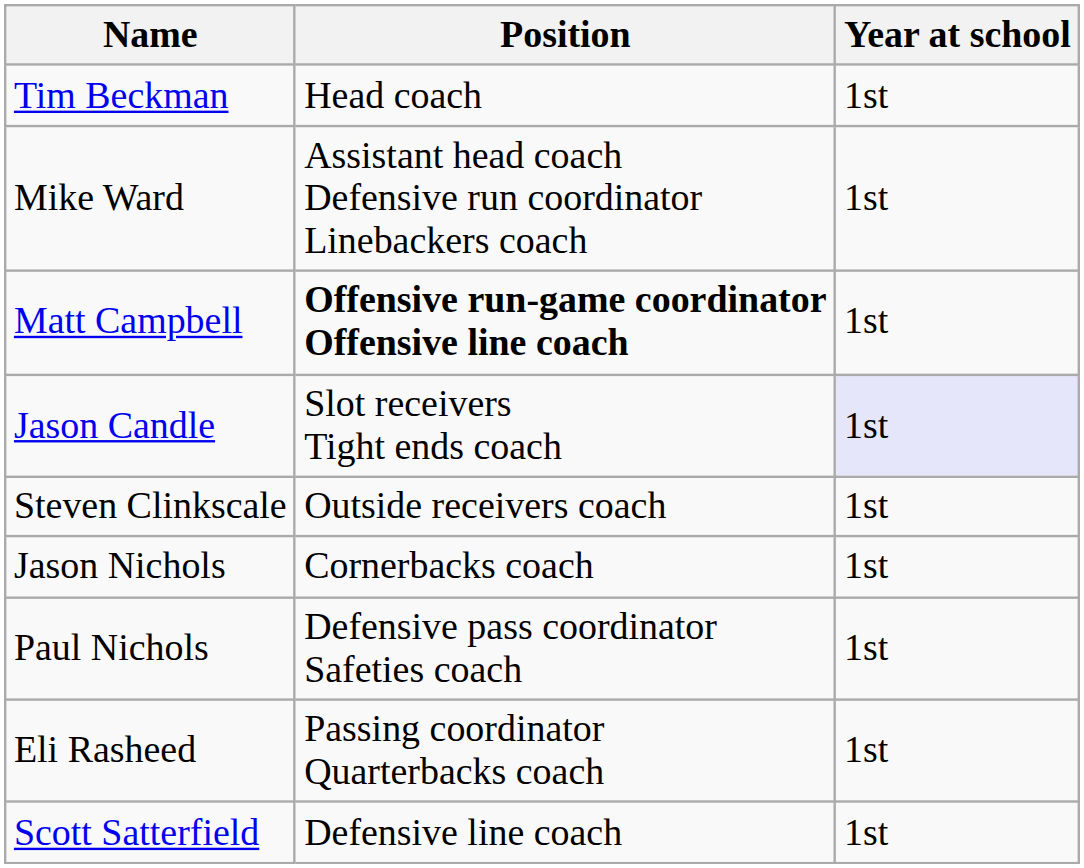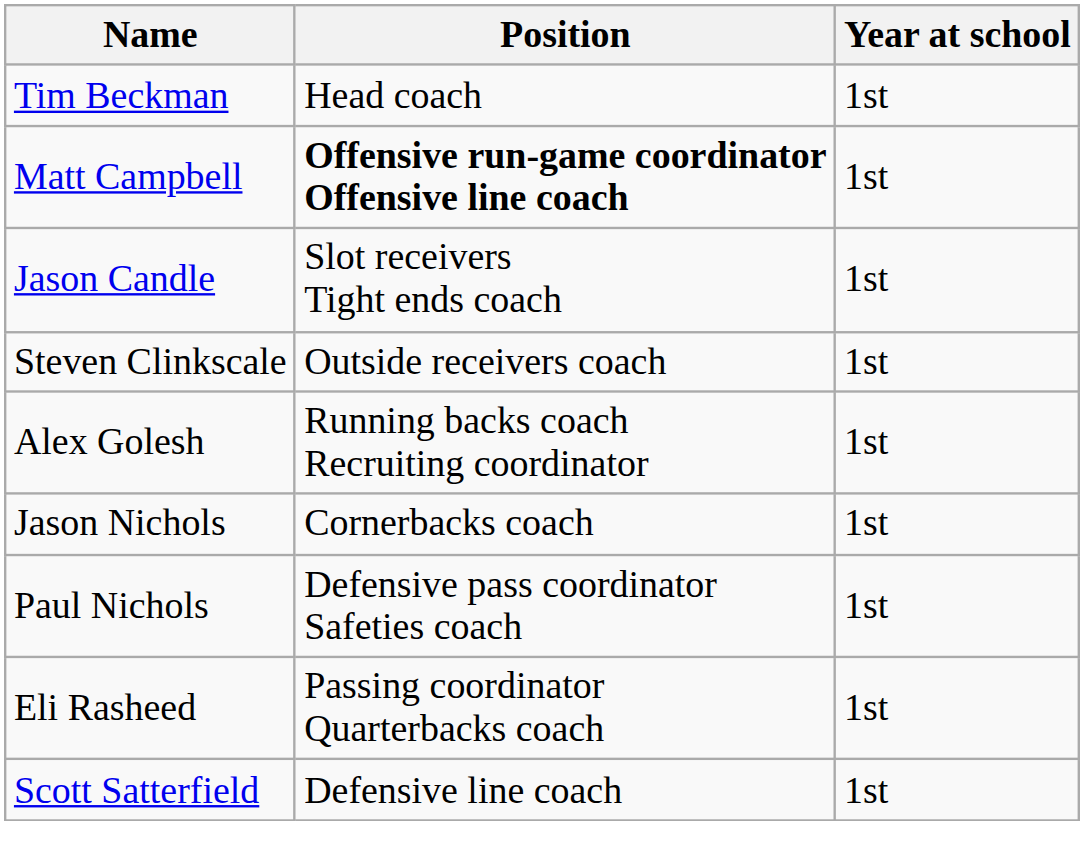- row: (99, 197)
(866, 424) lavender background -> (866, 278) no background
+ row: (109, 441)
